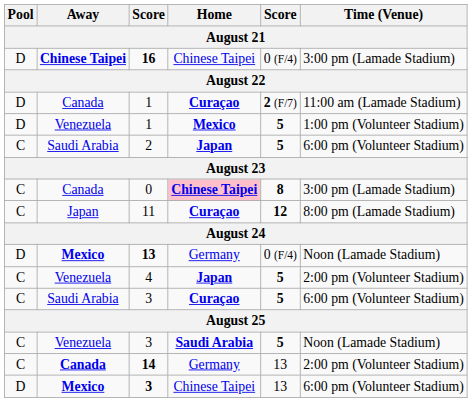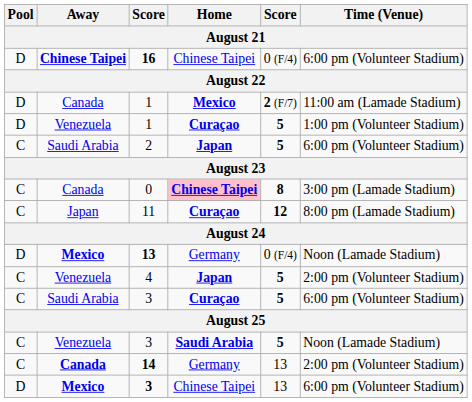(379, 59) 3:00 pm (Lamade Stadium) -> (384, 59) 6:00 pm (Volunteer Stadium)
(214, 102) Curaçao -> (214, 102) Mexico
(214, 124) Mexico -> (214, 124) Curaçao
